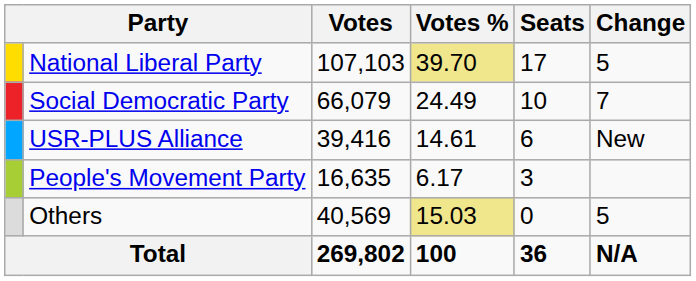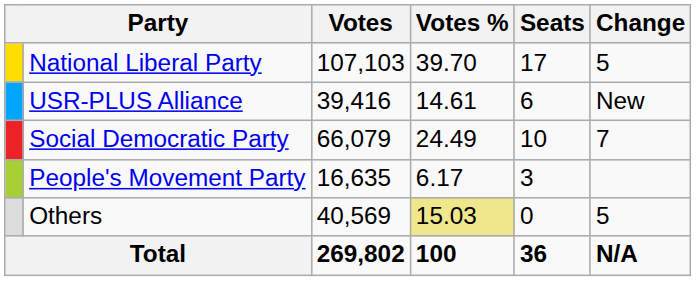(446, 62) khaki background -> (446, 62) no background
rows swapped: (159, 100) <-> (136, 139)
